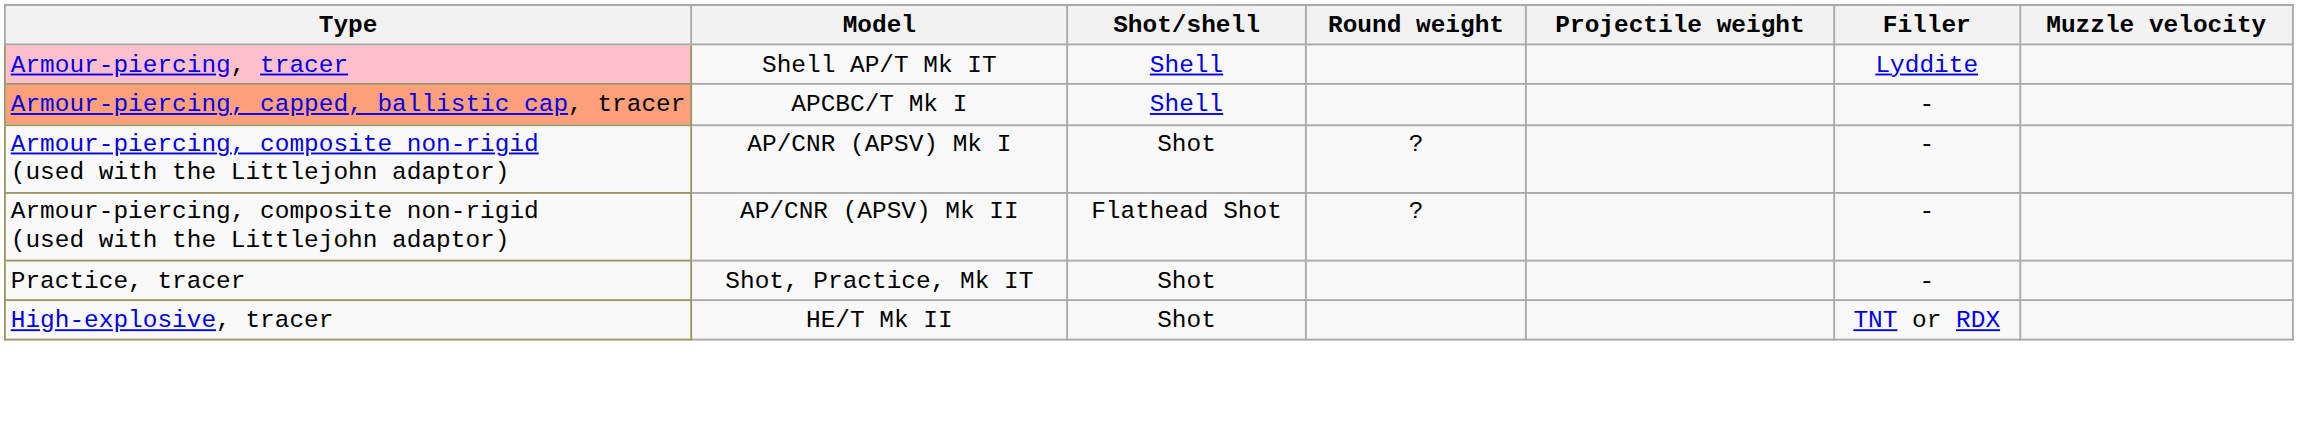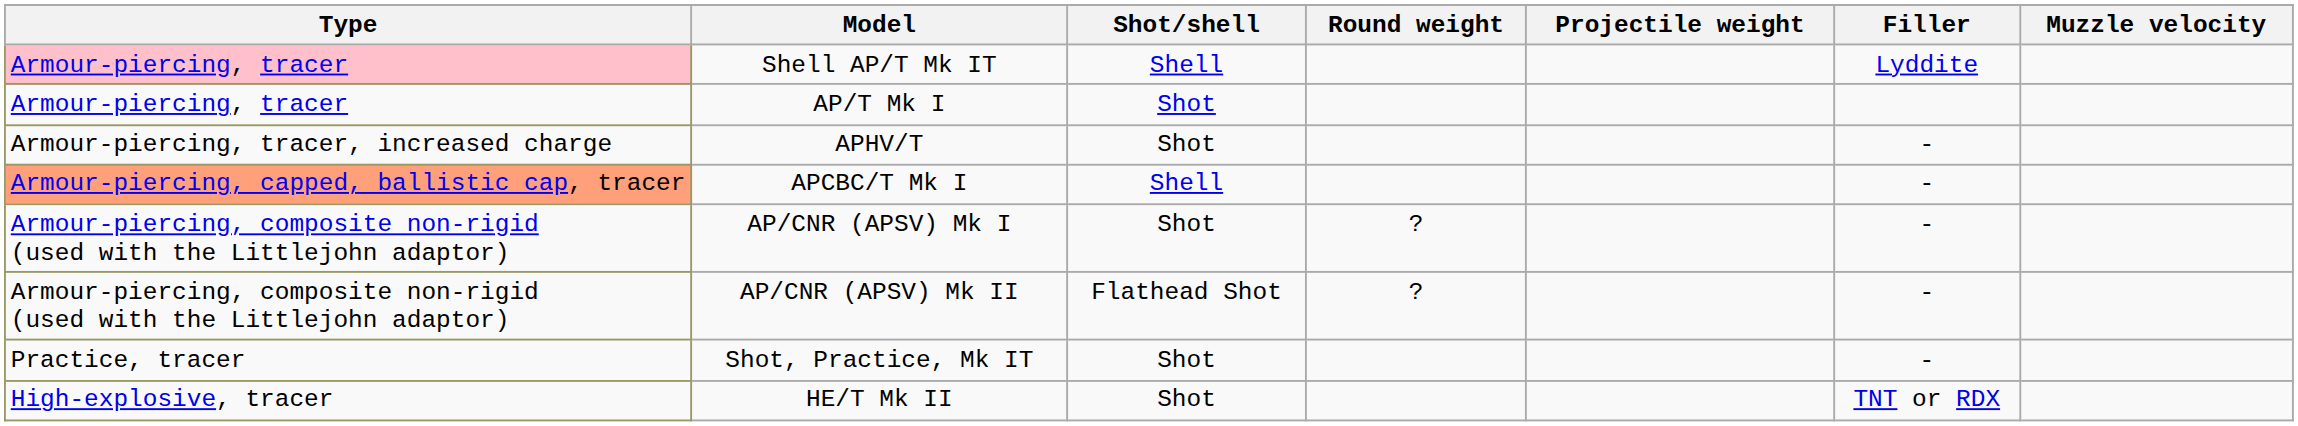+ row: (879, 105)
+ row: (879, 144)
